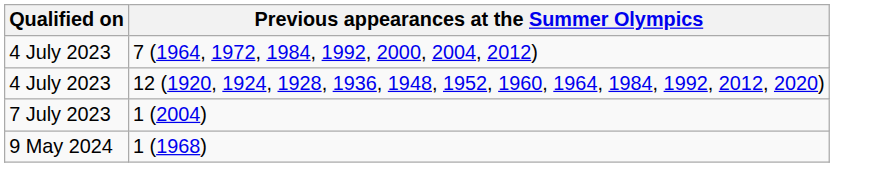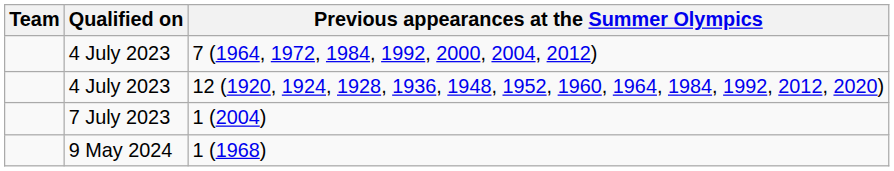+ column: (34, 20)
